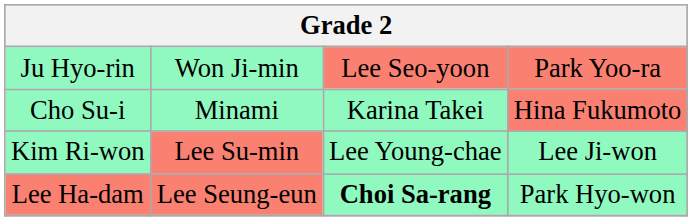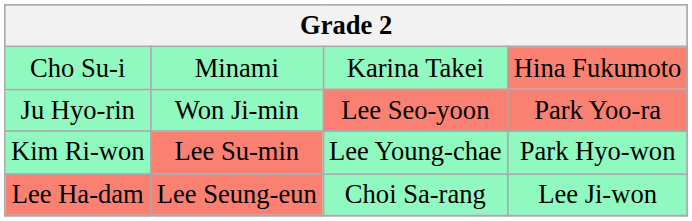rows swapped: (78, 67) <-> (78, 109)
(598, 151) Lee Ji-won -> (598, 151) Park Hyo-won
(415, 194) bold -> (415, 194) normal
(598, 194) Park Hyo-won -> (598, 194) Lee Ji-won
